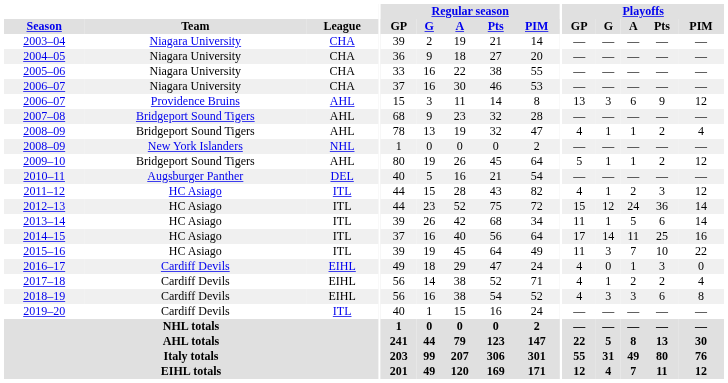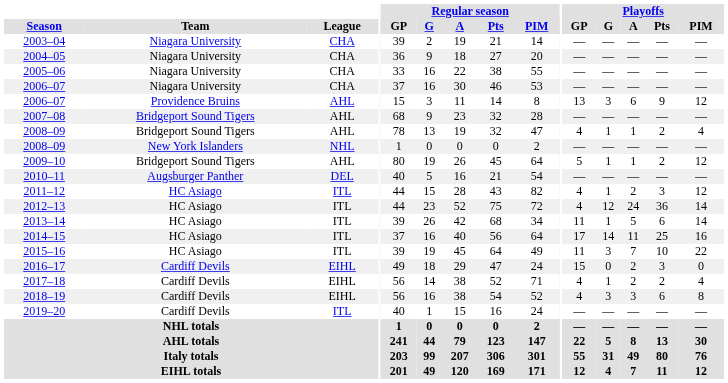(579, 206) 15 -> (579, 206) 4
(579, 266) 4 -> (579, 266) 15
(633, 266) 1 -> (633, 266) 2
